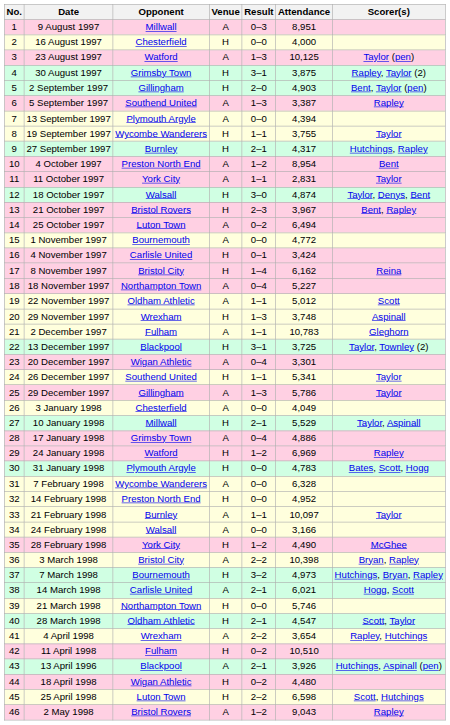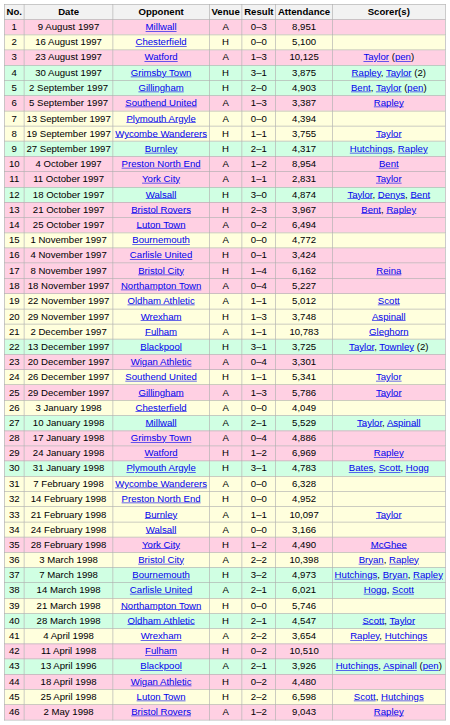(304, 42) 4,000 -> (304, 42) 5,100
(226, 423) H -> (226, 423) A
(259, 468) 0–0 -> (259, 468) 3–1
